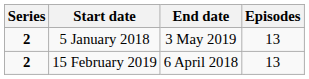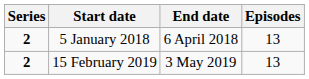(201, 39) 3 May 2019 -> (201, 39) 6 April 2018
(201, 62) 6 April 2018 -> (201, 62) 3 May 2019
